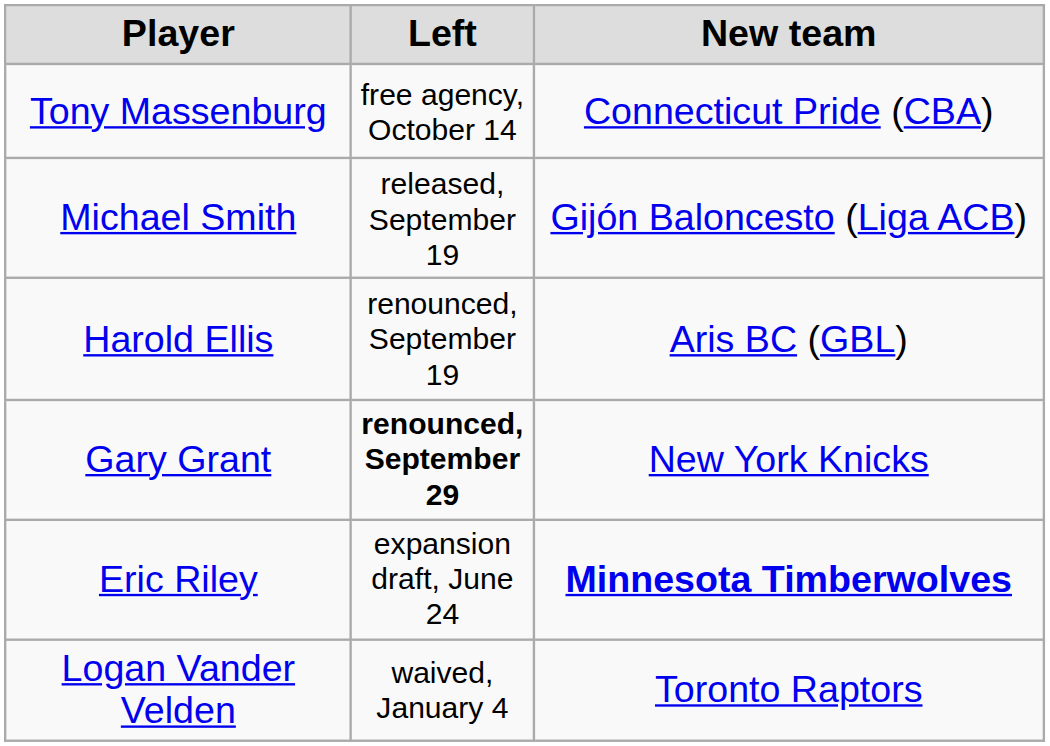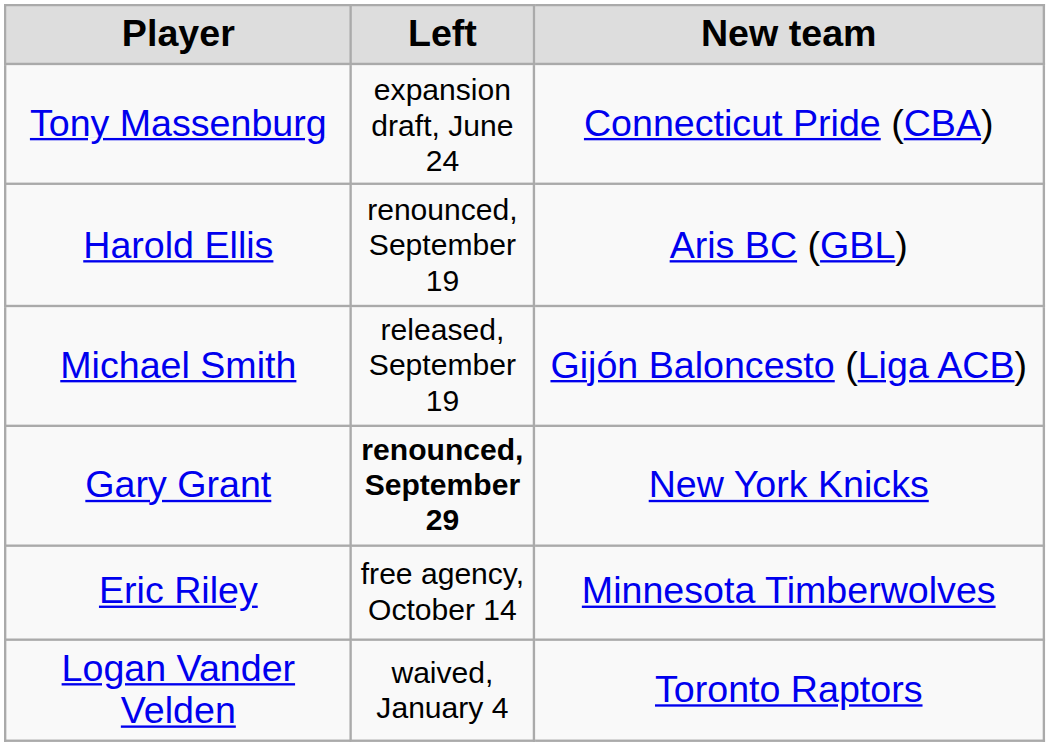(442, 112) free agency, October 14 -> (442, 125) expansion draft, June 24
rows swapped: (178, 218) <-> (178, 338)
(442, 579) expansion draft, June 24 -> (442, 592) free agency, October 14
(789, 578) bold -> (789, 591) normal
